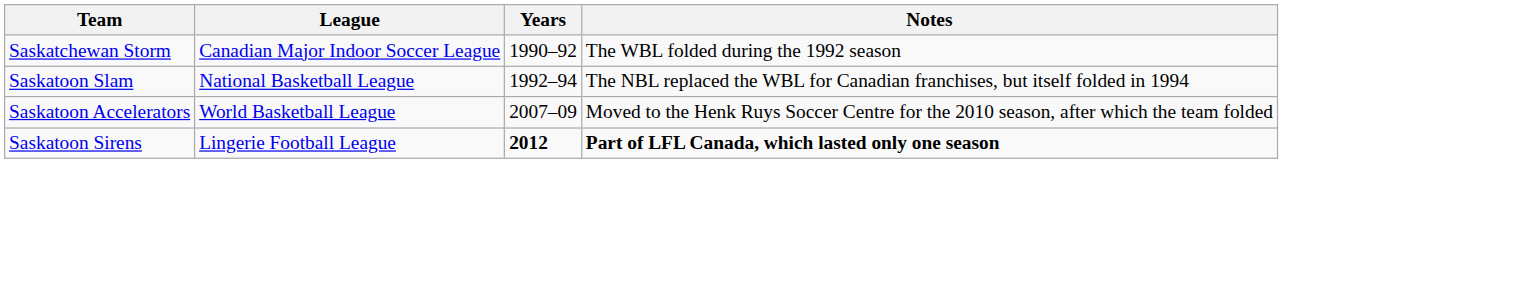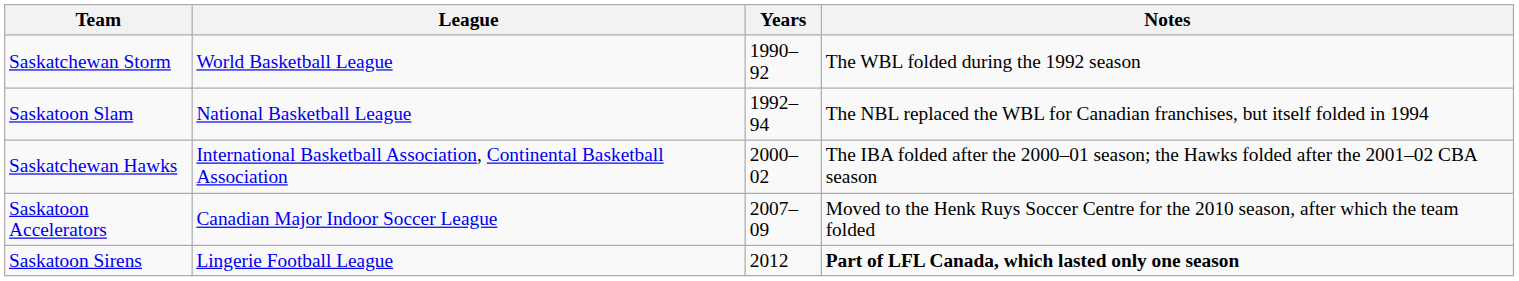(350, 50) Canadian Major Indoor Soccer League -> (295, 61) World Basketball League
+ row: (93, 166)
(297, 111) World Basketball League -> (347, 218) Canadian Major Indoor Soccer League
(528, 142) bold -> (769, 260) normal
